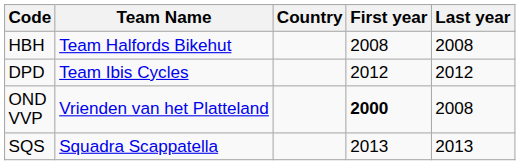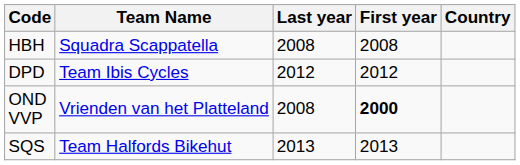columns swapped: (310, 18) <-> (473, 18)
(145, 45) Team Halfords Bikehut -> (139, 45) Squadra Scappatella
(139, 145) Squadra Scappatella -> (145, 145) Team Halfords Bikehut
